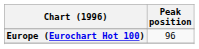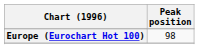(170, 36) 96 -> (170, 36) 98
